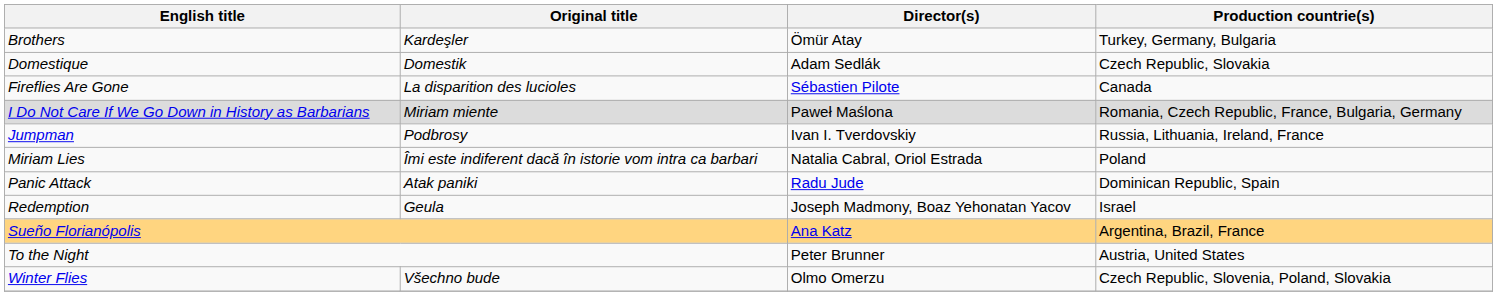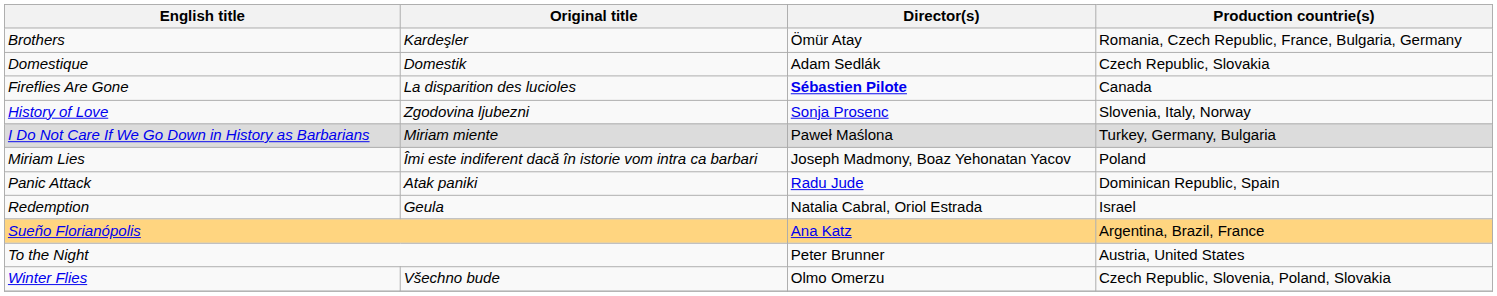(1187, 40) Turkey, Germany, Bulgaria -> (1280, 40) Romania, Czech Republic, France, Bulgaria, Germany
(845, 87) normal -> (849, 87) bold
+ row: (58, 111)
(1280, 111) Romania, Czech Republic, France, Bulgaria, Germany -> (1187, 135) Turkey, Germany, Bulgaria
- row: (41, 135)
(886, 159) Natalia Cabral, Oriol Estrada -> (931, 159) Joseph Madmony, Boaz Yehonatan Yacov
(931, 207) Joseph Madmony, Boaz Yehonatan Yacov -> (886, 207) Natalia Cabral, Oriol Estrada
